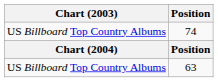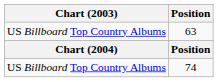rows swapped: (191, 31) <-> (191, 67)
